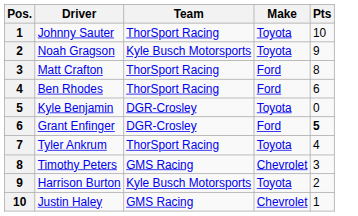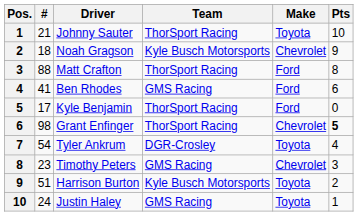+ column: (44, 14)
(274, 51) Toyota -> (301, 51) Chevrolet
(173, 89) ThorSport Racing -> (178, 89) GMS Racing
(161, 108) DGR-Crosley -> (191, 108) ThorSport Racing
(274, 108) Toyota -> (288, 108) Ford
(161, 127) DGR-Crosley -> (191, 127) ThorSport Racing
(269, 127) Ford -> (301, 127) Chevrolet
(173, 145) ThorSport Racing -> (180, 145) DGR-Crosley
(282, 202) Chevrolet -> (293, 202) Toyota
